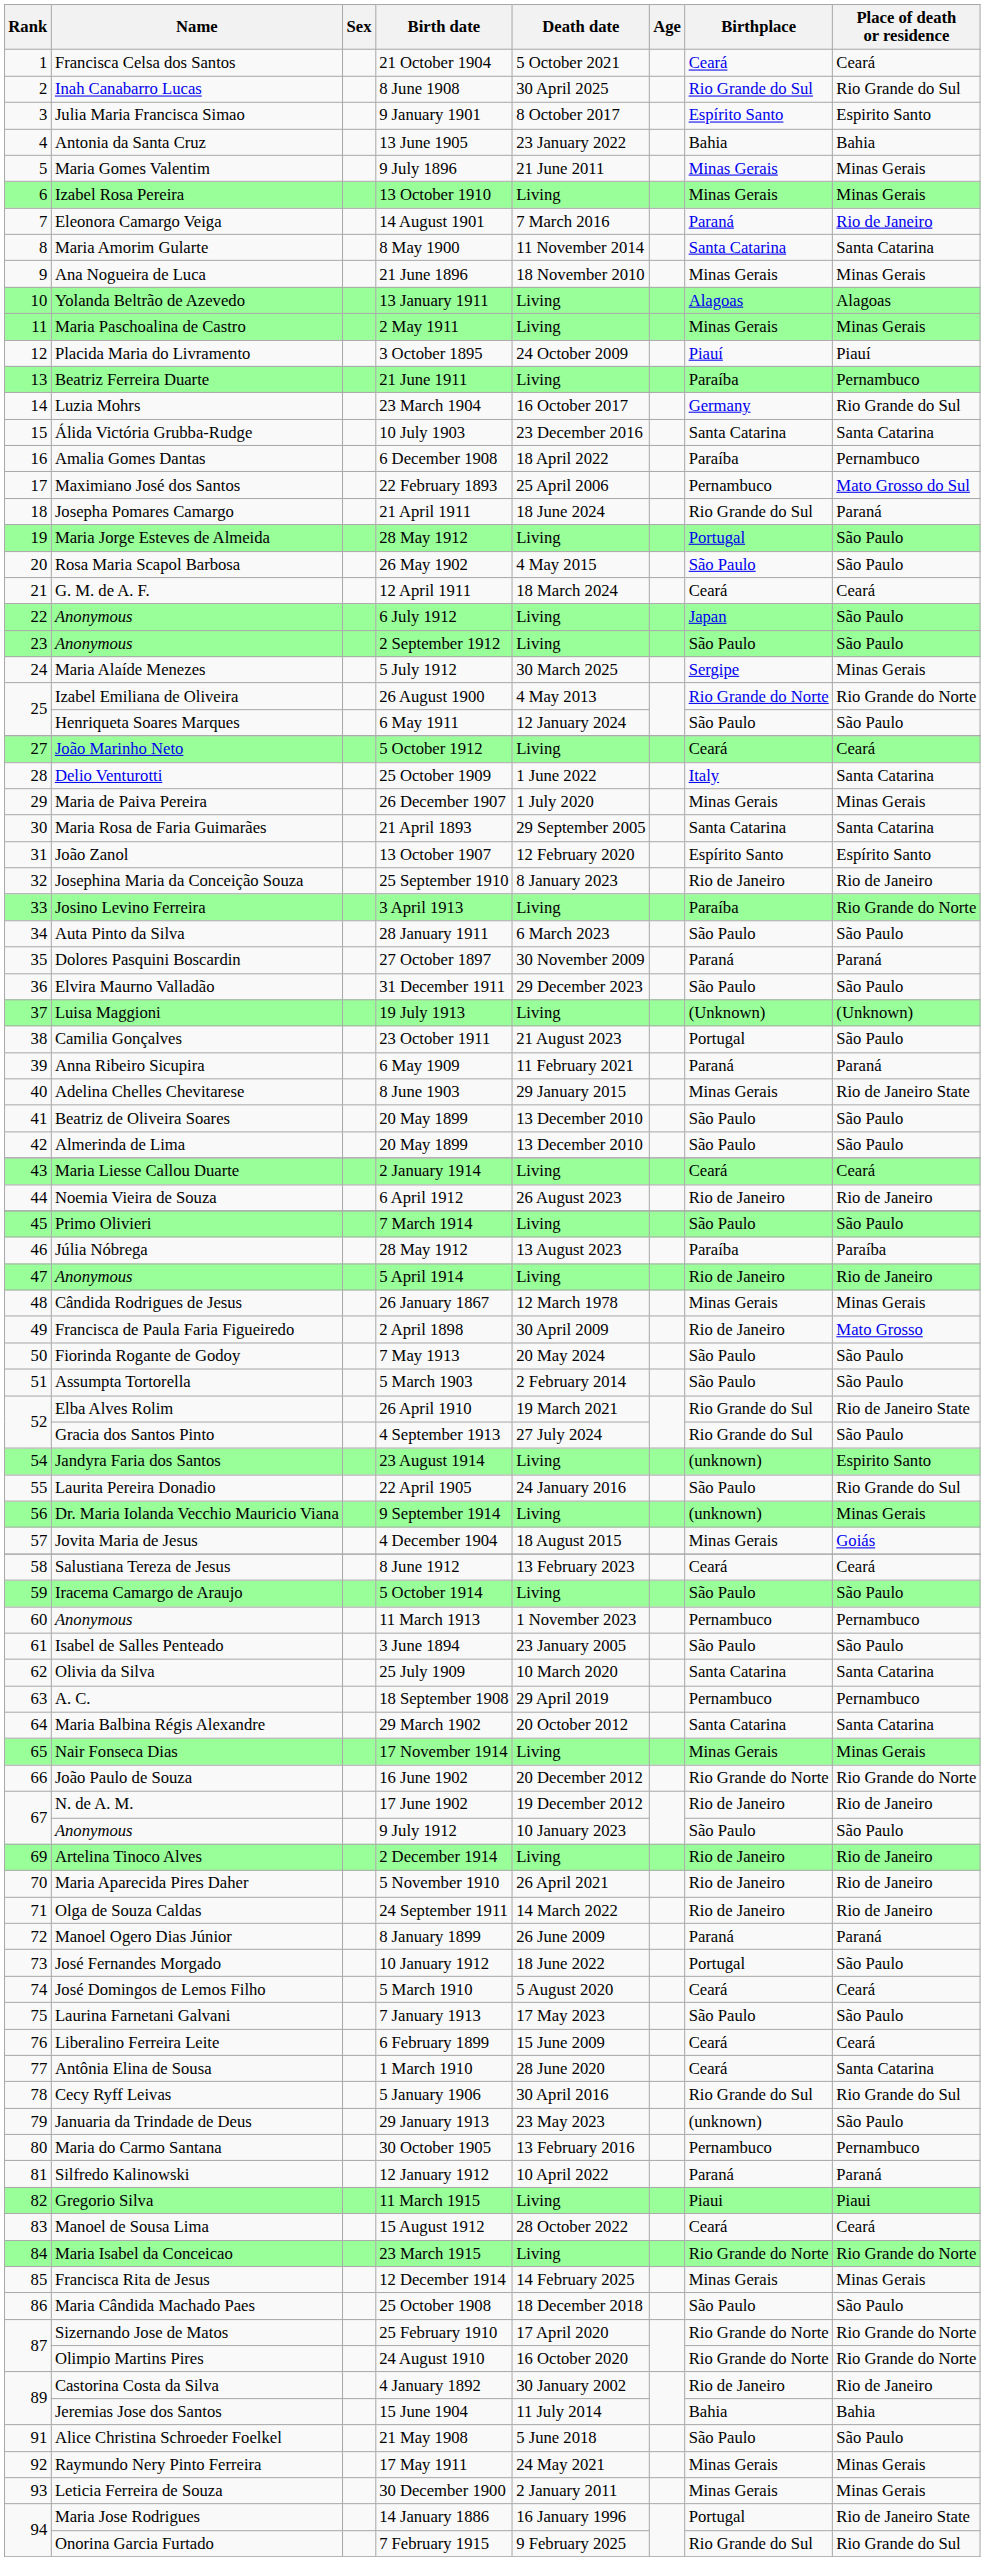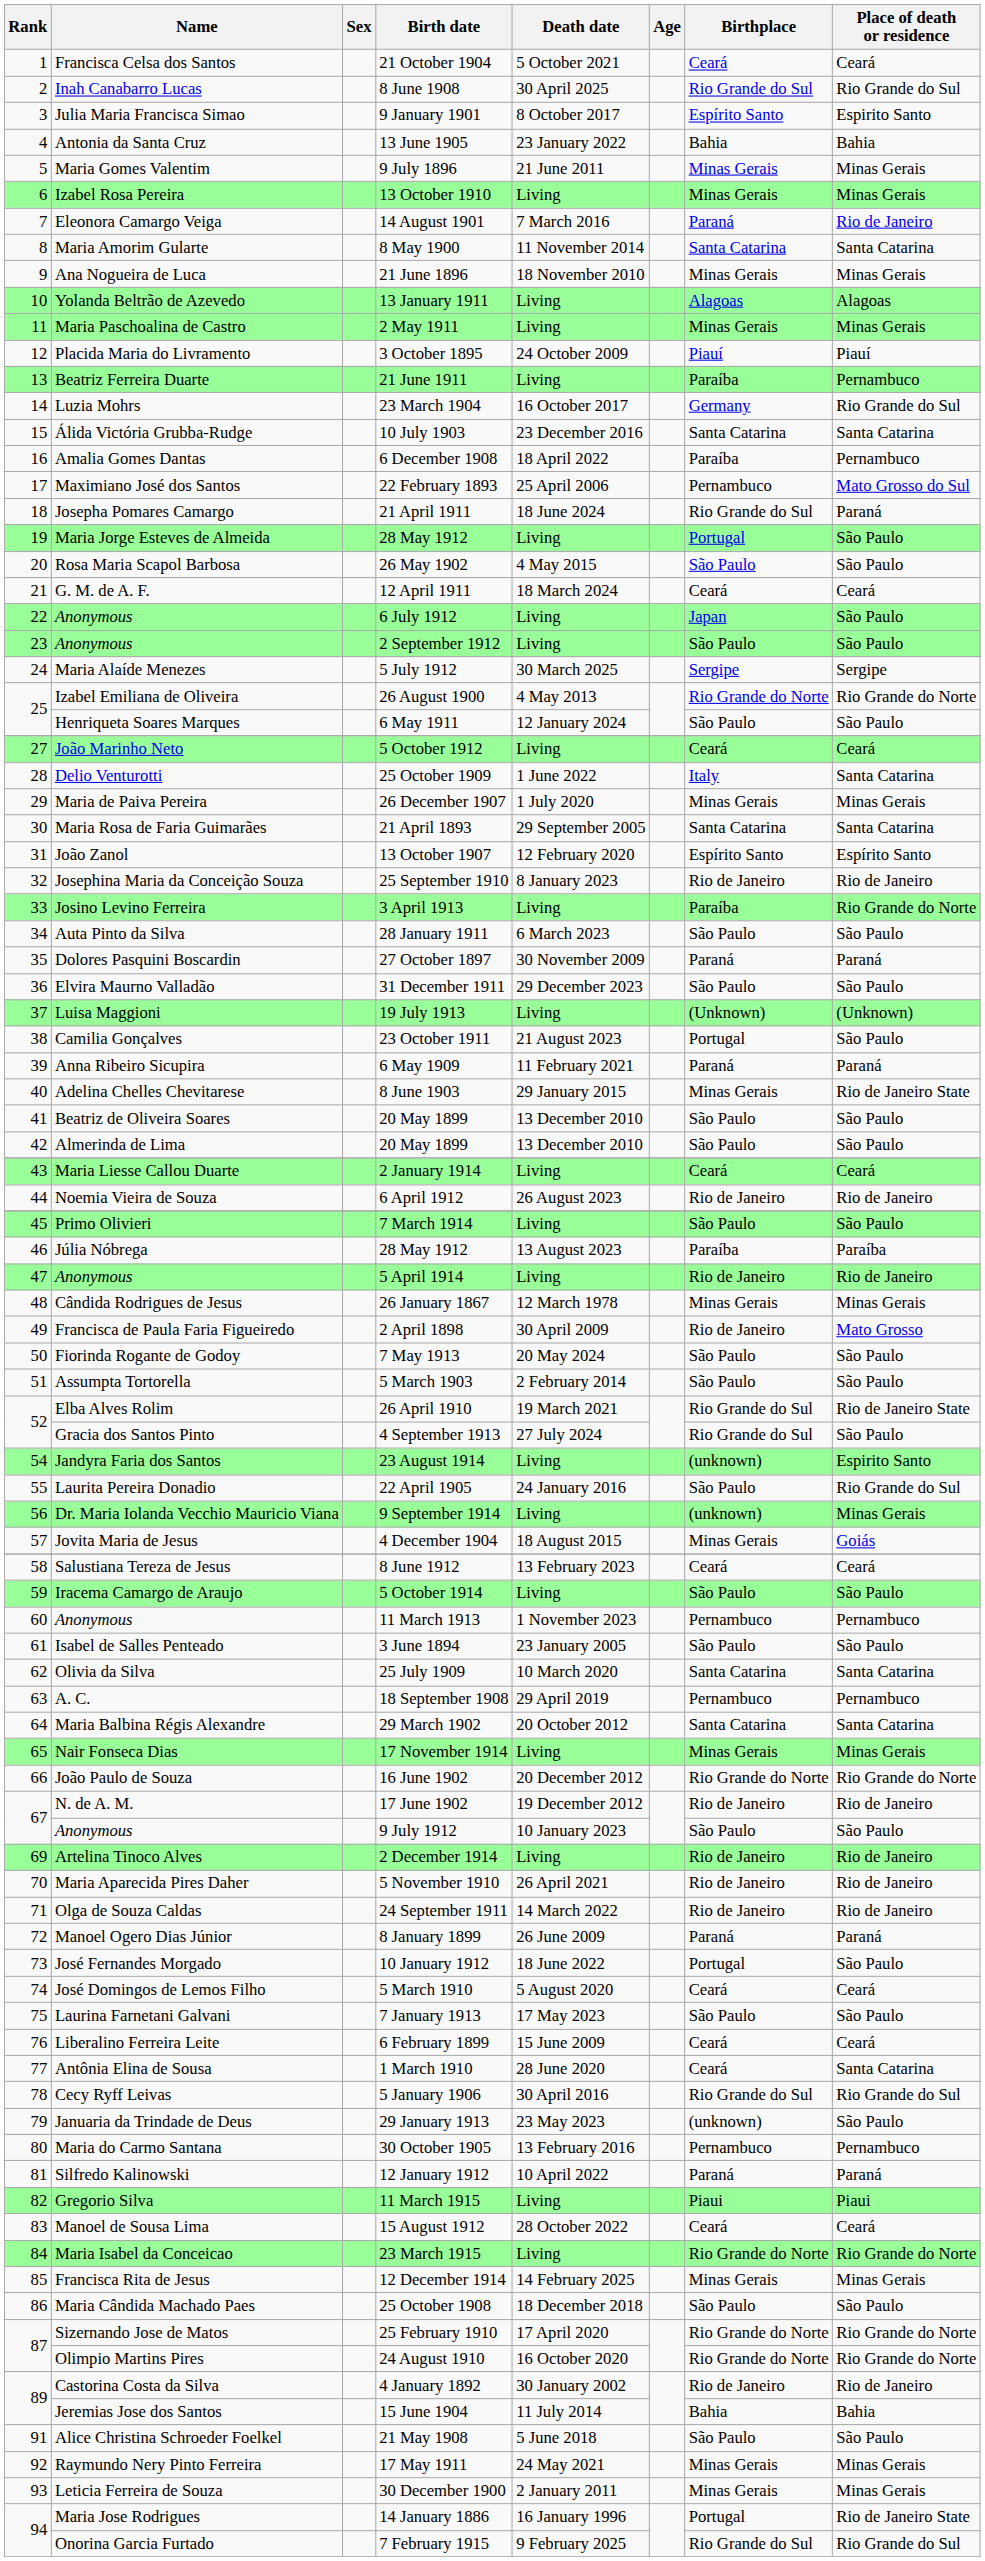(881, 669) Minas Gerais -> (862, 669) Sergipe
